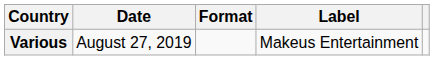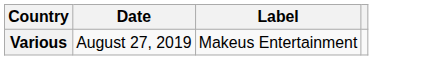- column: (226, 17)
